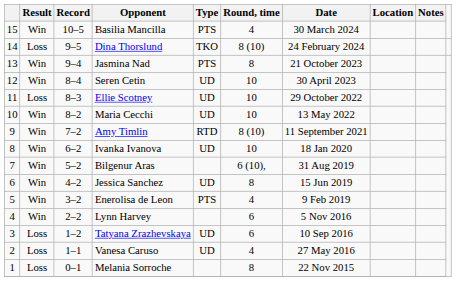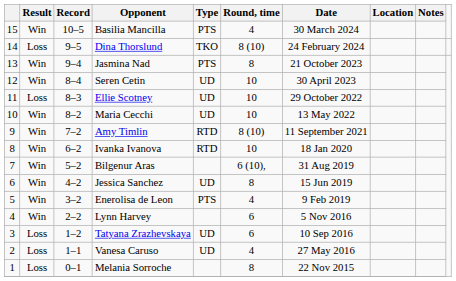(207, 149) UD -> (207, 149) RTD
